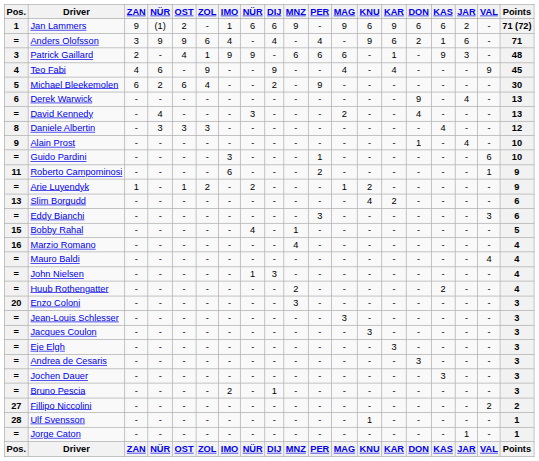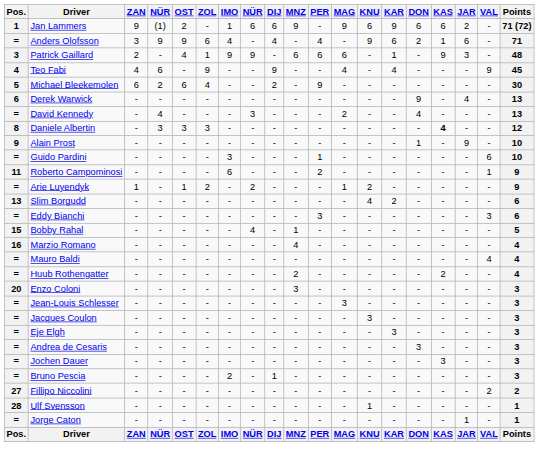(443, 128) normal -> (443, 128) bold
(466, 142) 4 -> (466, 142) 9
- row: (57, 274)
